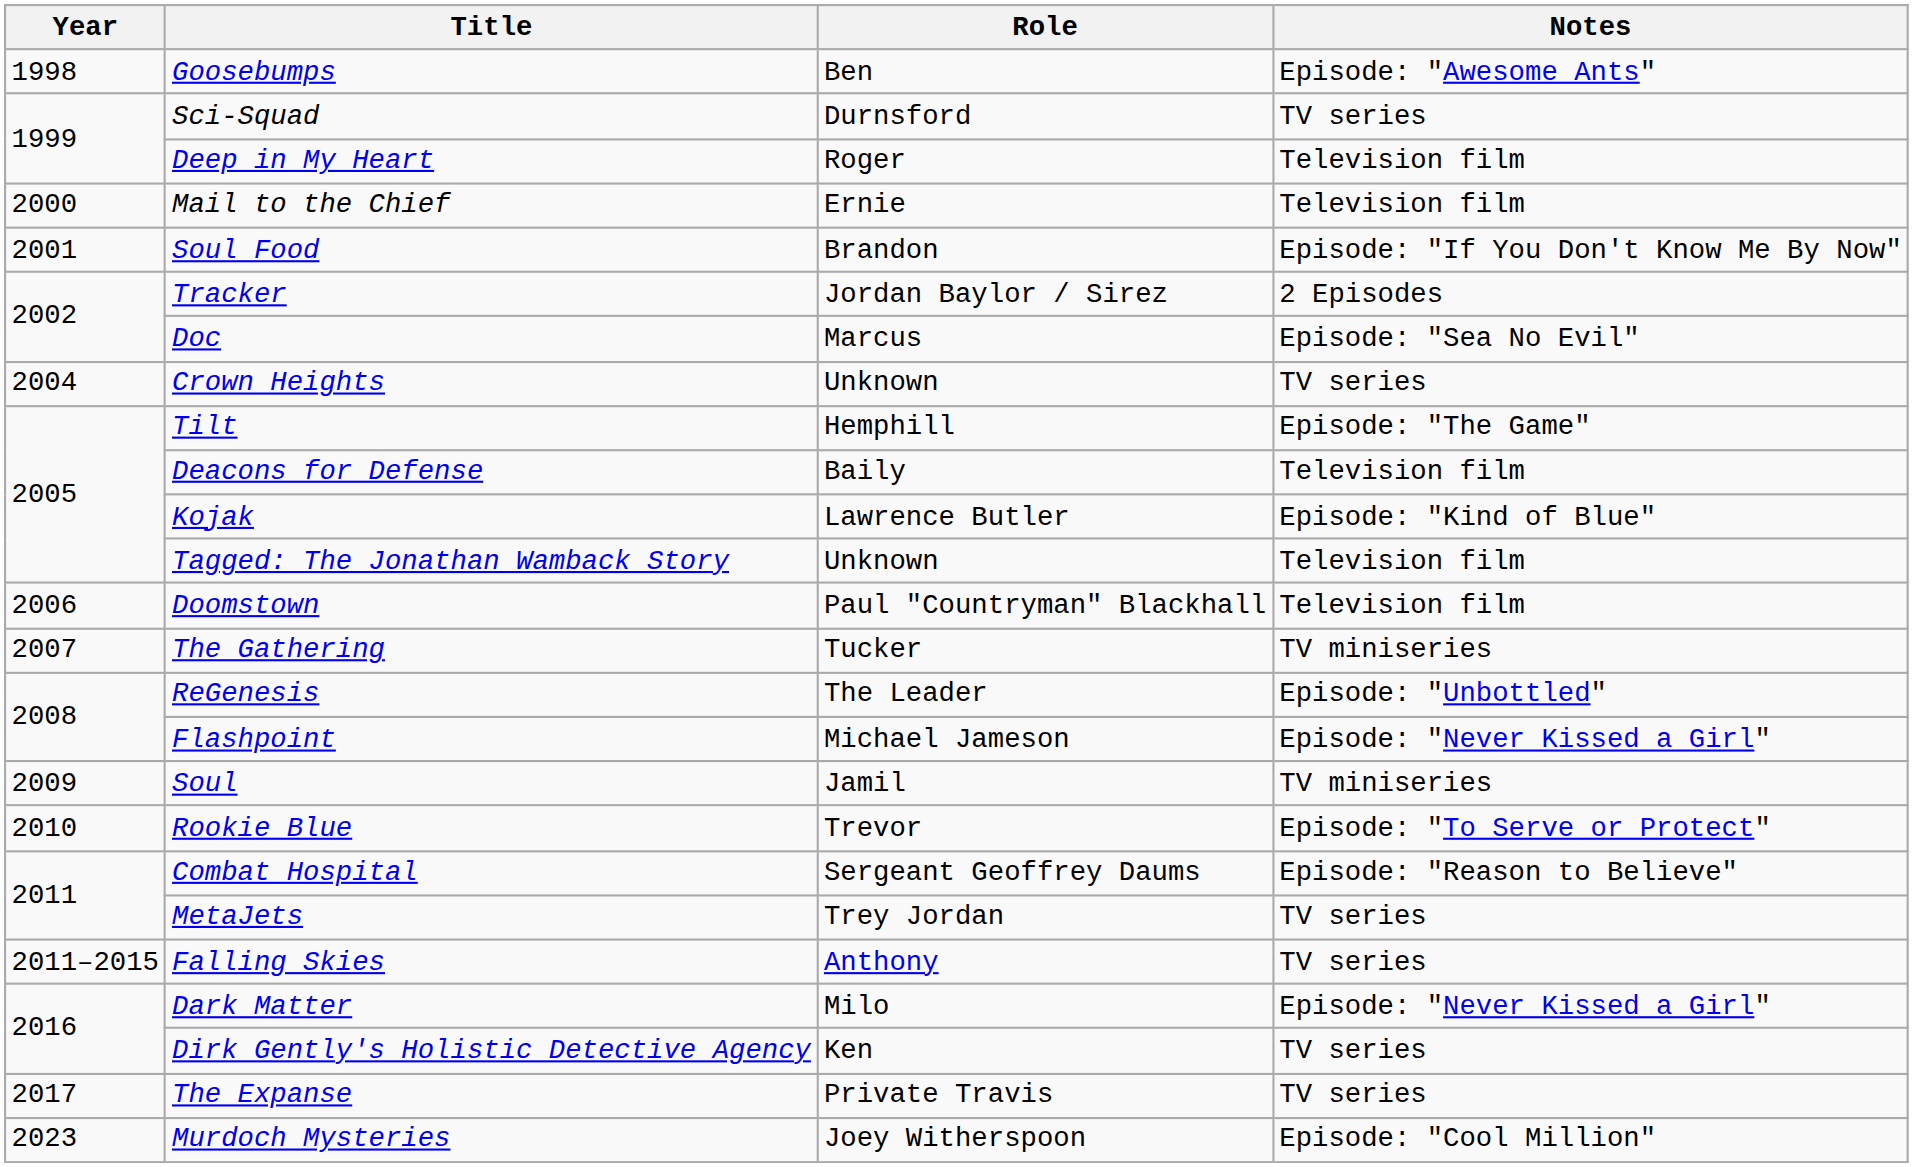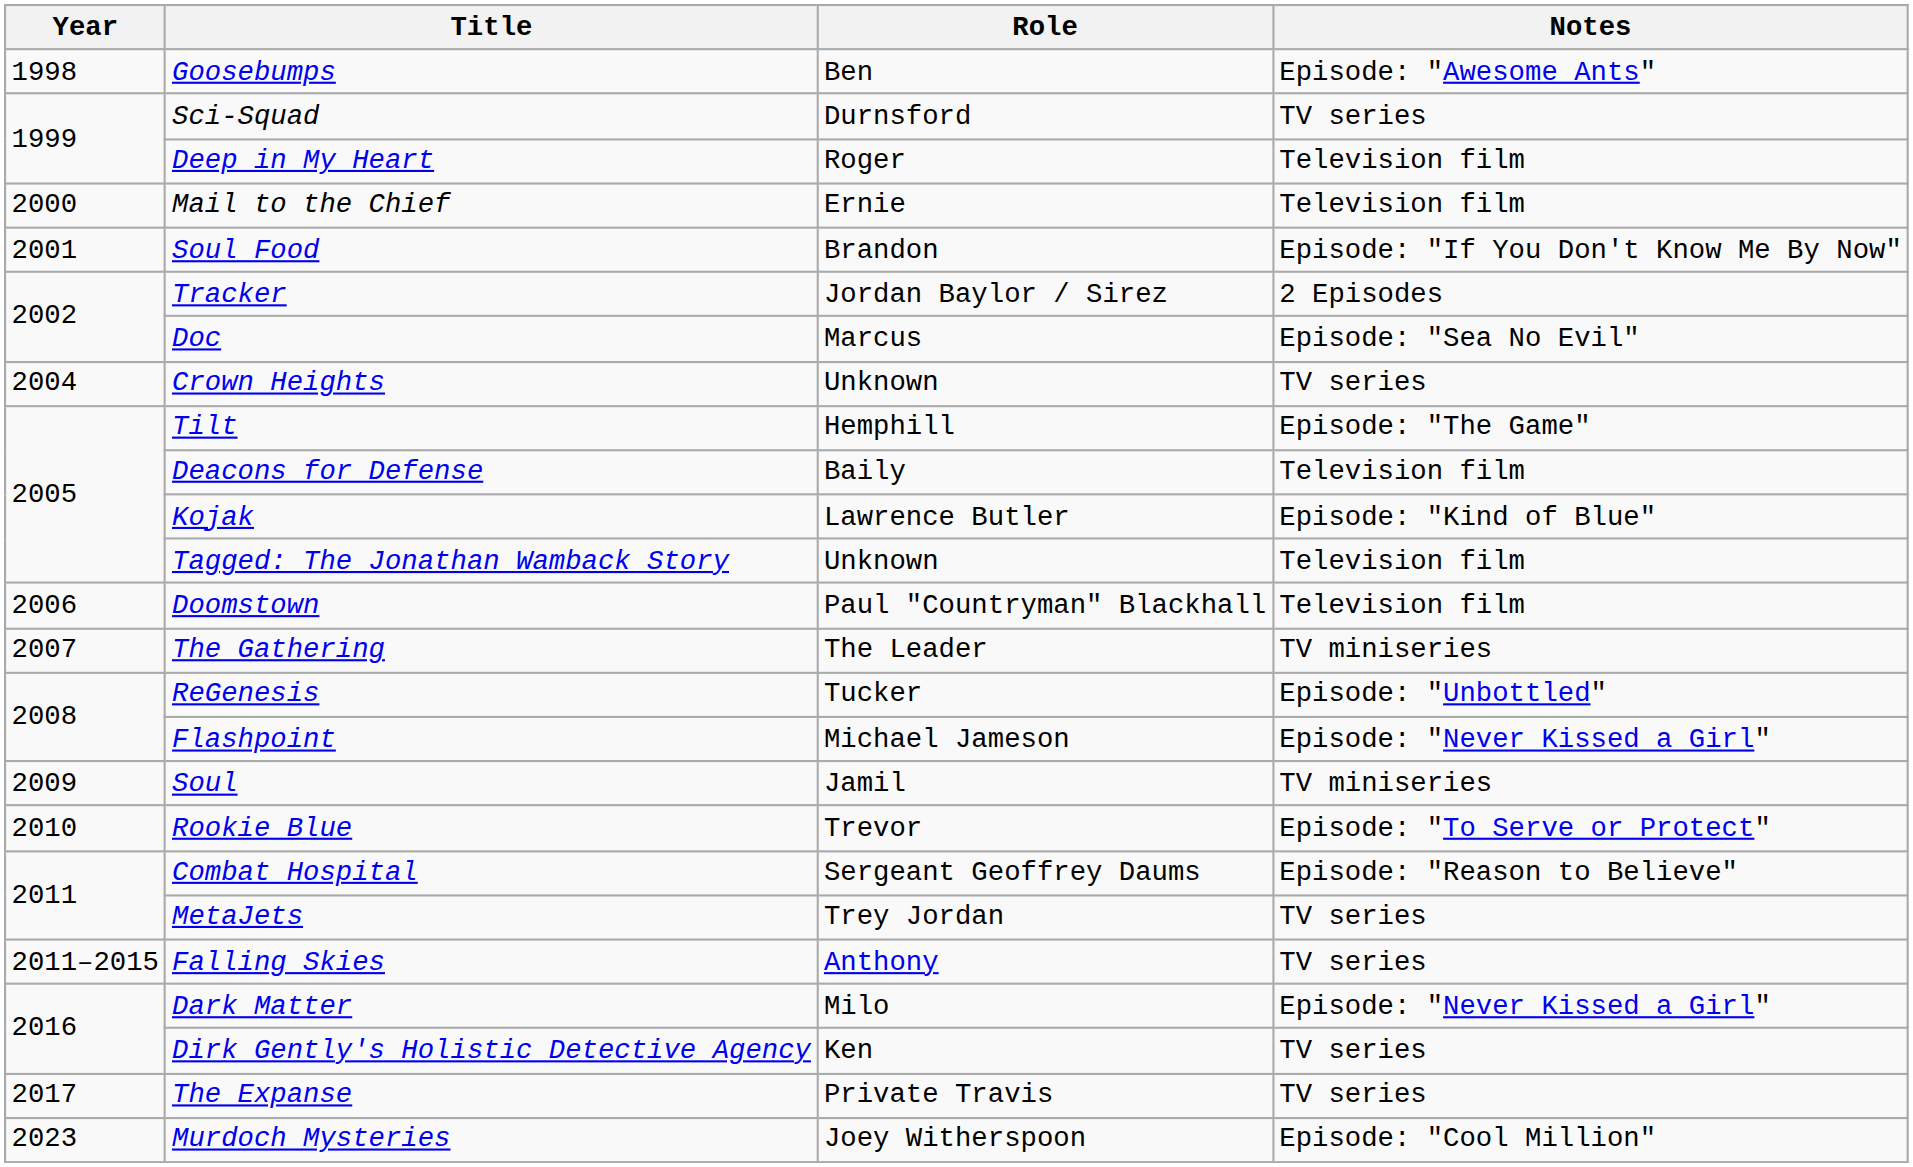(873, 650) Tucker -> (906, 650) The Leader
(906, 695) The Leader -> (873, 695) Tucker
